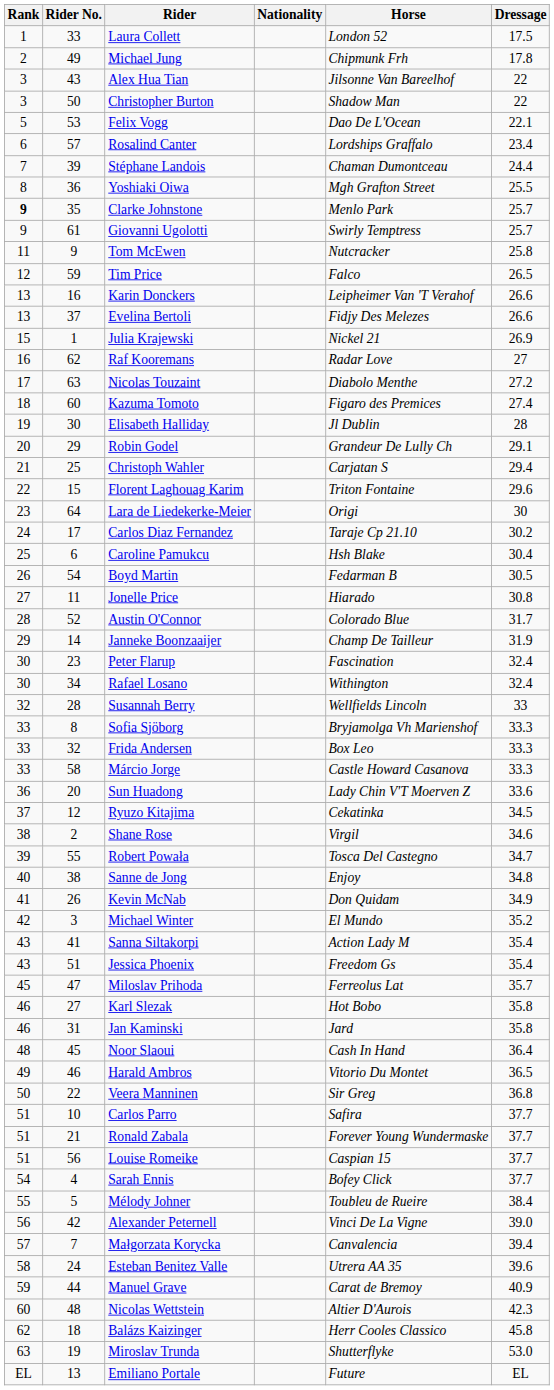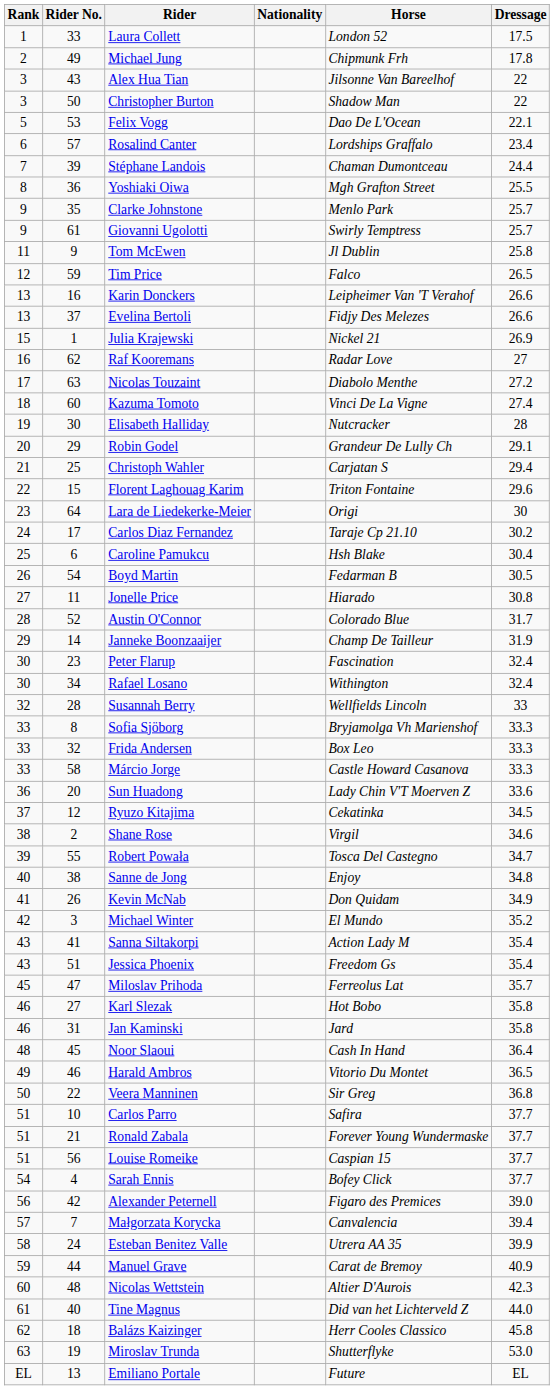(23, 209) bold -> (23, 209) normal
(359, 252) Nutcracker -> (354, 252) Jl Dublin
(385, 403) Figaro des Premices -> (378, 403) Vinci De La Vigne
(354, 425) Jl Dublin -> (359, 425) Nutcracker
- row: (149, 1201)
(378, 1223) Vinci De La Vigne -> (385, 1201) Figaro des Premices
(521, 1266) 39.6 -> (521, 1244) 39.9
+ row: (144, 1309)
